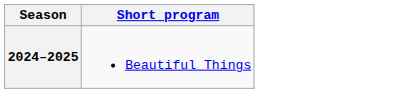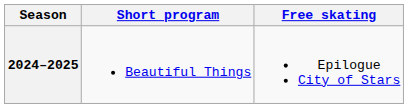+ column: (329, 15)
